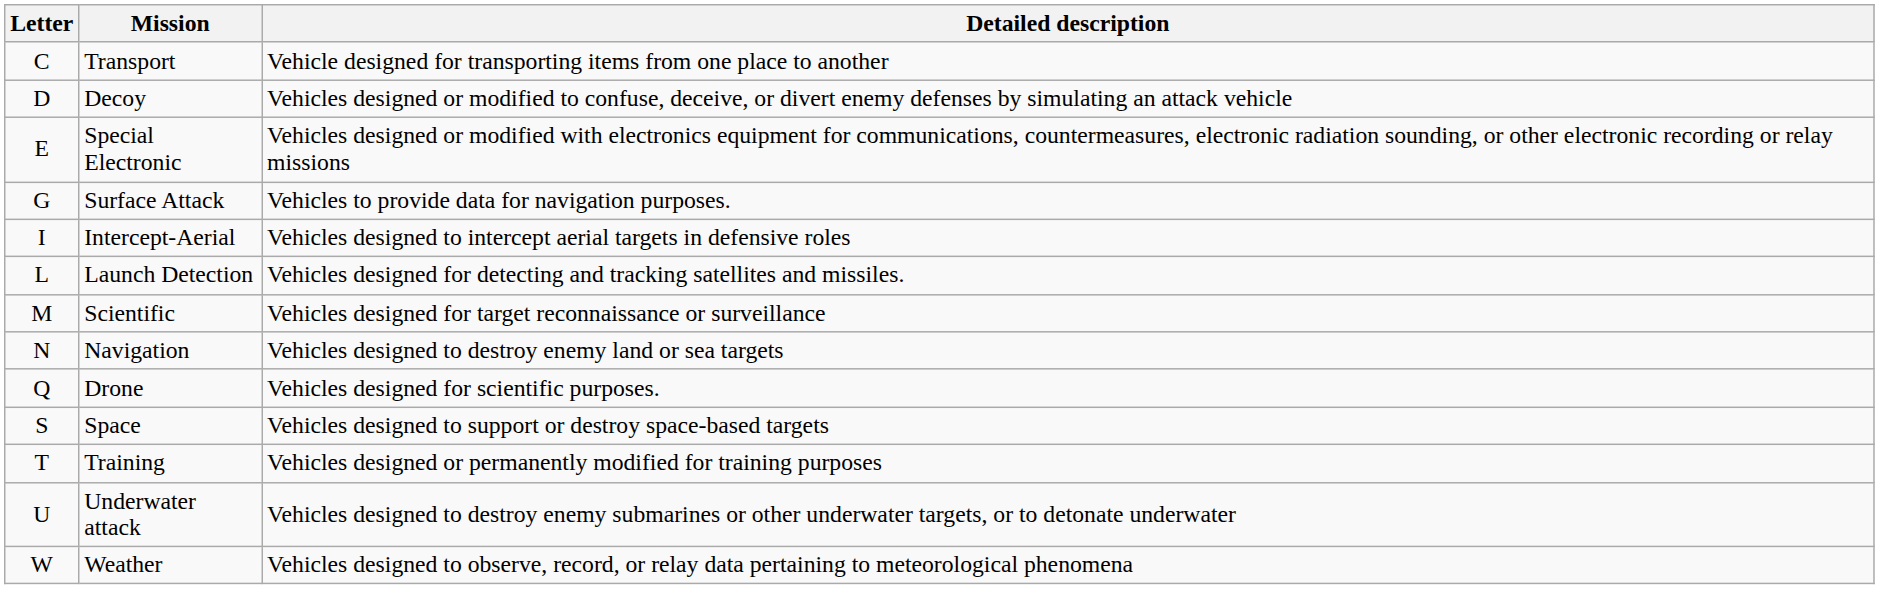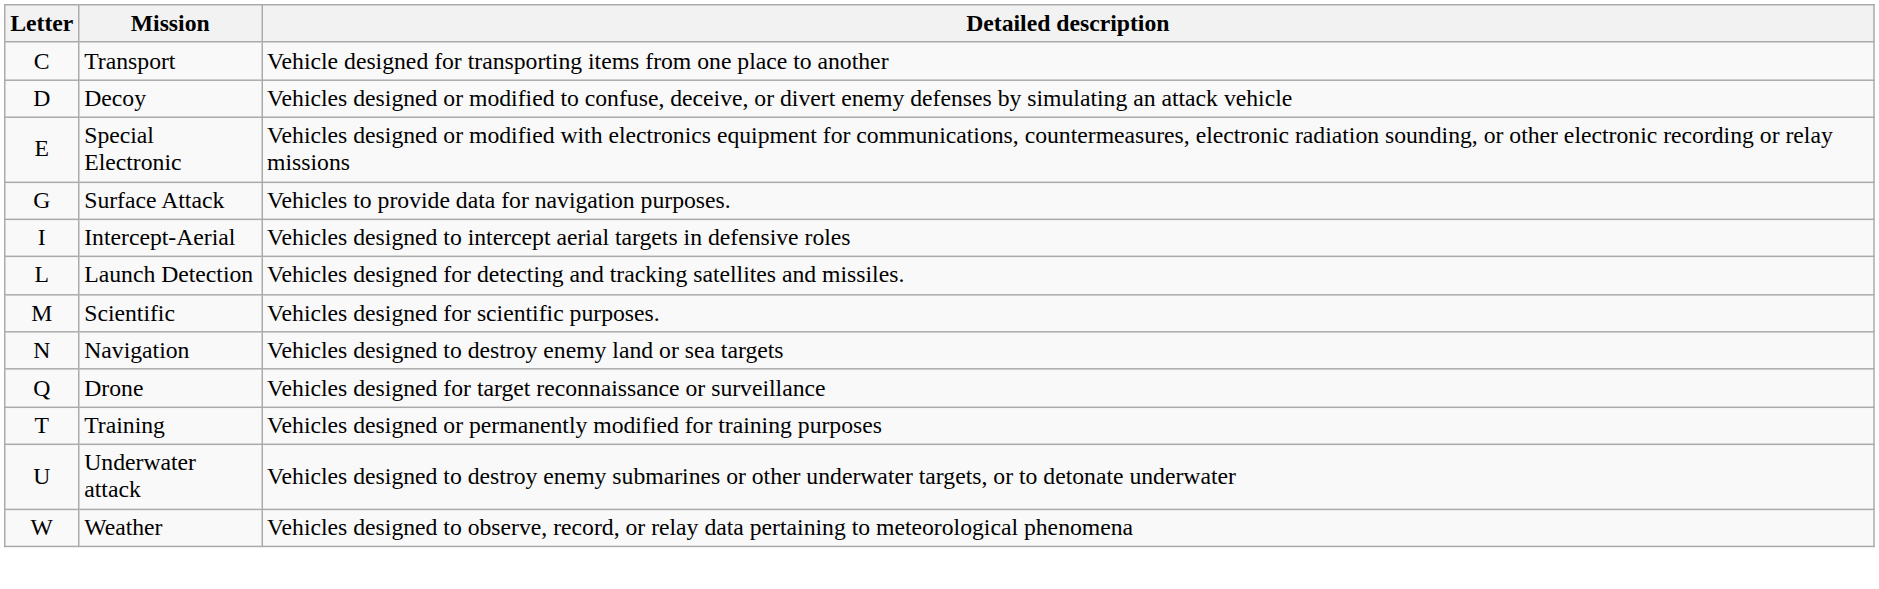(546, 312) Vehicles designed for target reconnaissance or surveillance -> (463, 312) Vehicles designed for scientific purposes.
(463, 387) Vehicles designed for scientific purposes. -> (546, 387) Vehicles designed for target reconnaissance or surveillance
- row: (112, 425)
